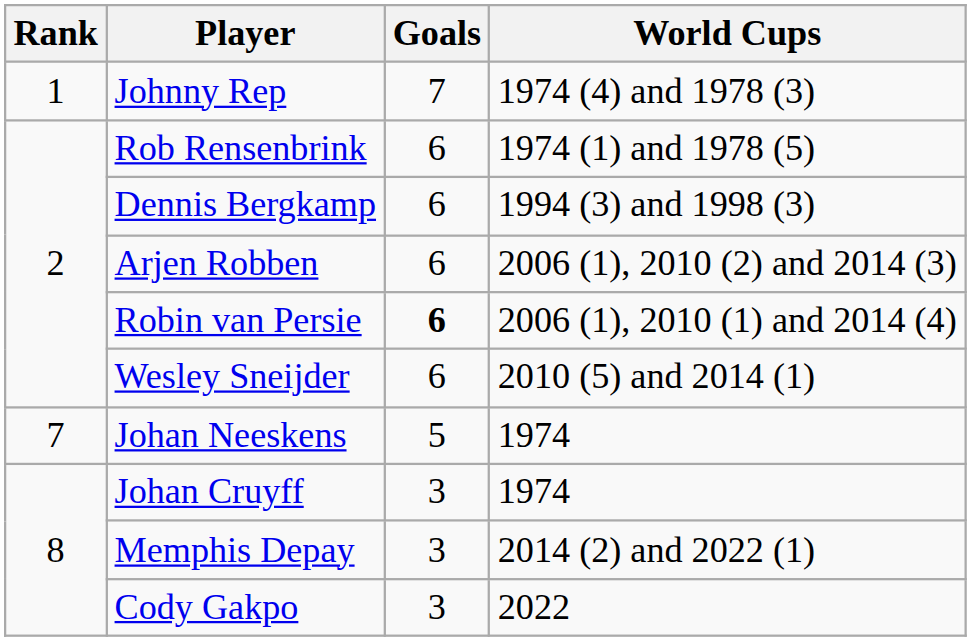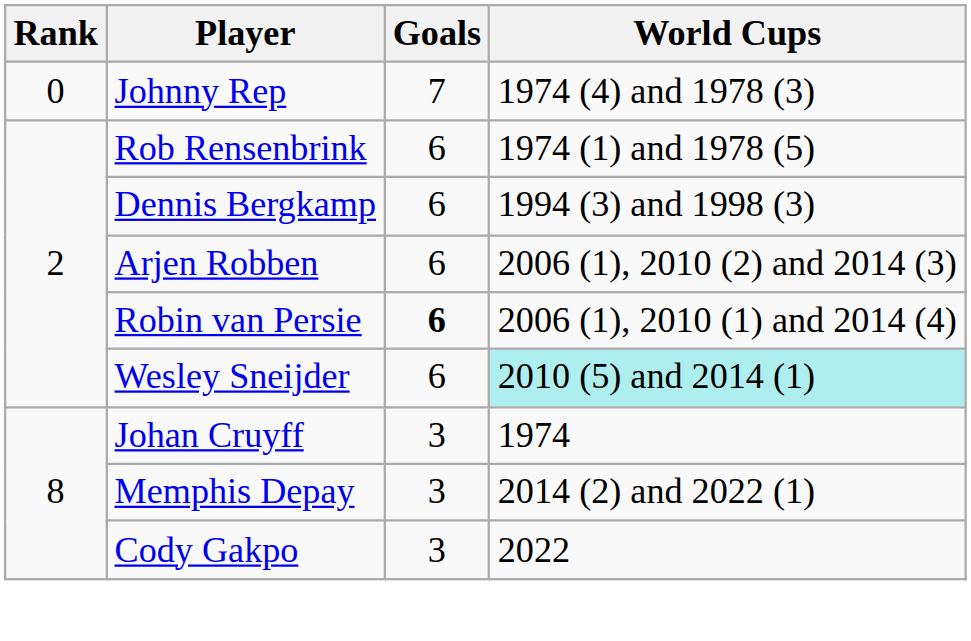(56, 90) 1 -> (56, 90) 0
(656, 377) no background -> (656, 377) paleturquoise background
- row: (231, 434)
